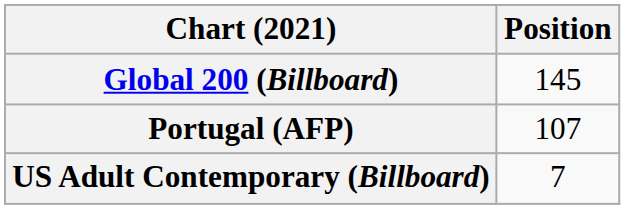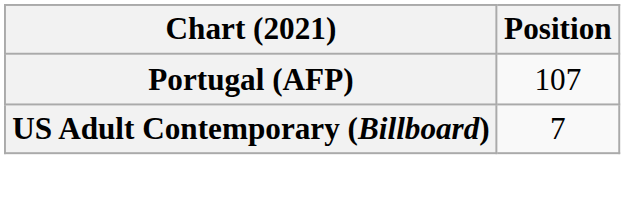- row: (251, 78)
